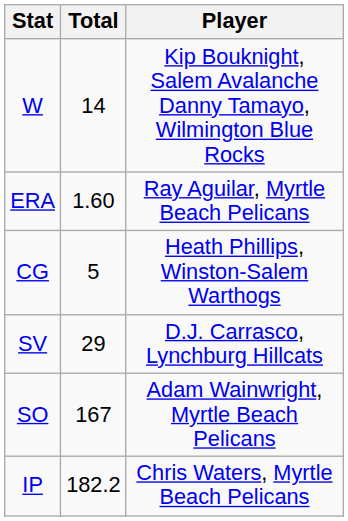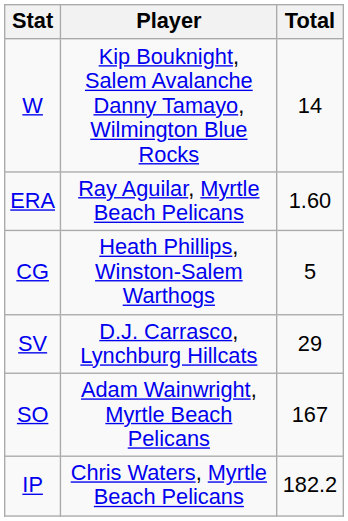columns swapped: (234, 21) <-> (93, 21)
